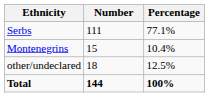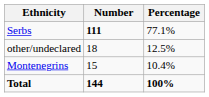(94, 30) normal -> (94, 30) bold
rows swapped: (38, 48) <-> (44, 65)
